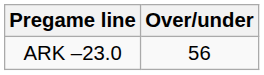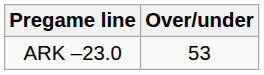(199, 52) 56 -> (199, 52) 53
